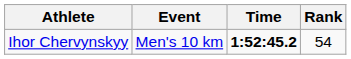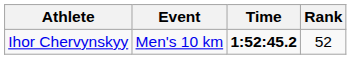(323, 42) 54 -> (323, 42) 52
